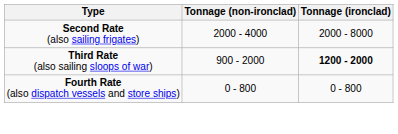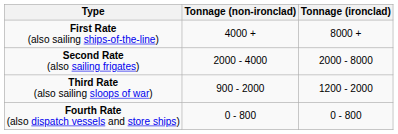+ row: (93, 34)
(346, 61) bold -> (346, 88) normal
